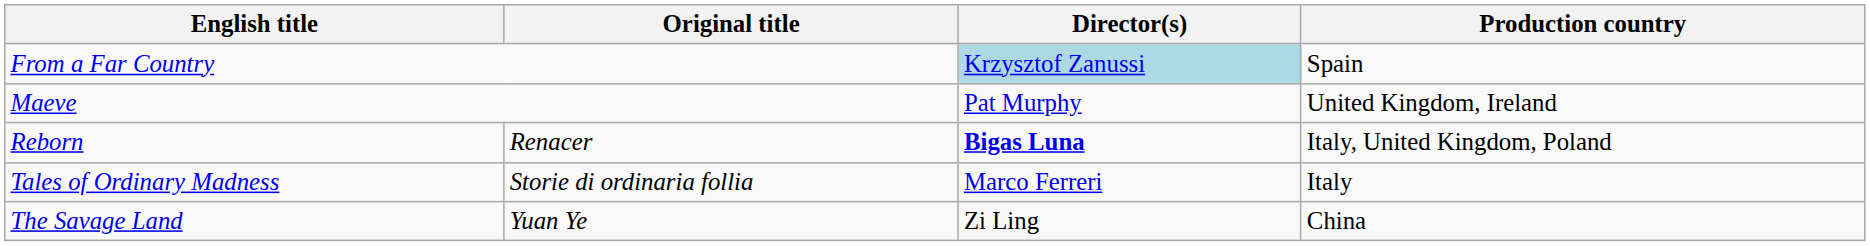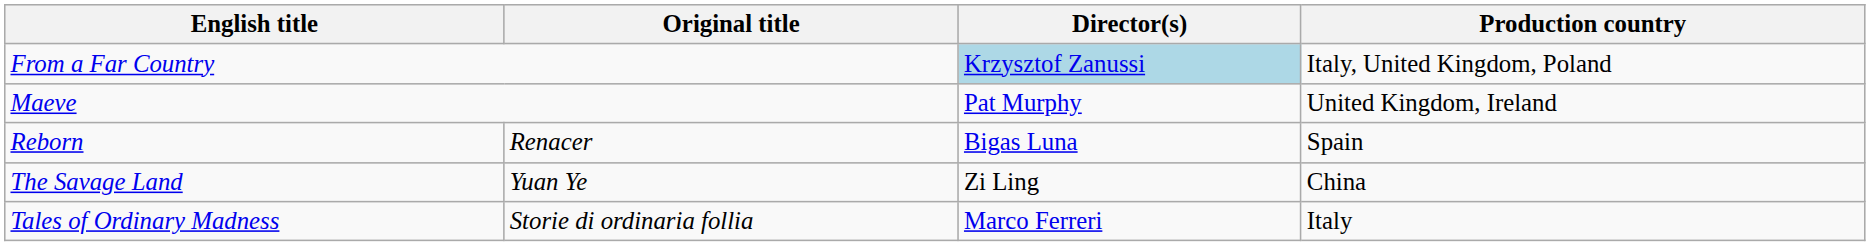(1335, 63) Spain -> (1459, 63) Italy, United Kingdom, Poland
(1024, 142) bold -> (1021, 142) normal
(1459, 142) Italy, United Kingdom, Poland -> (1335, 142) Spain
rows swapped: (97, 220) <-> (145, 181)
